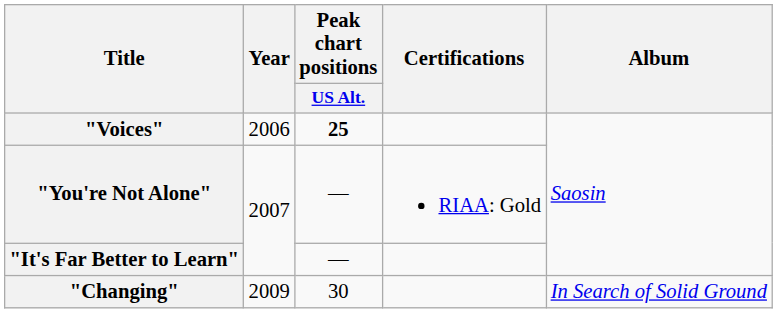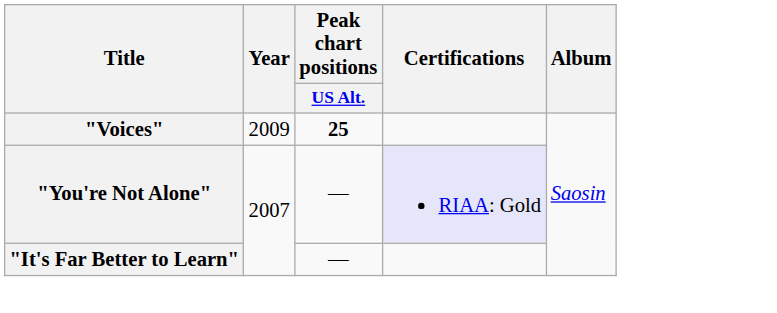(269, 128) 2006 -> (269, 128) 2009
(464, 206) no background -> (464, 206) lavender background
- row: (124, 291)
